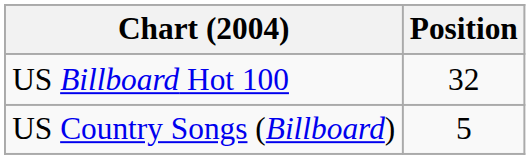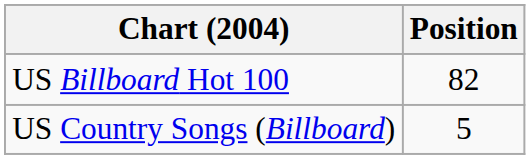(464, 79) 32 -> (464, 79) 82
